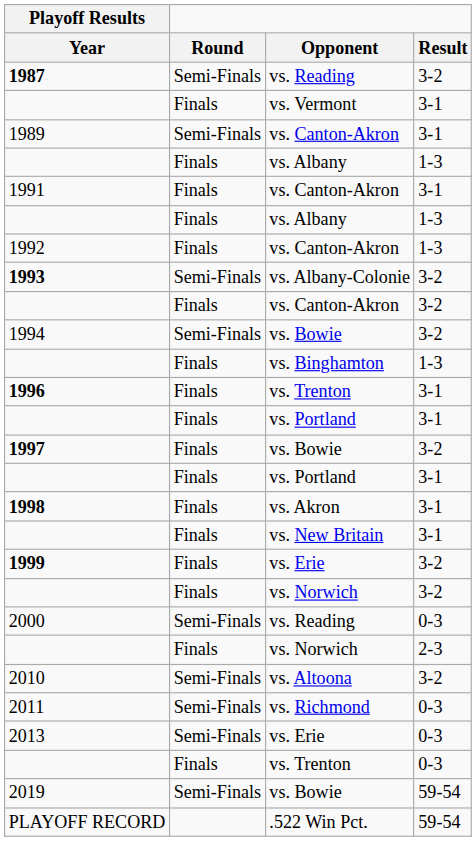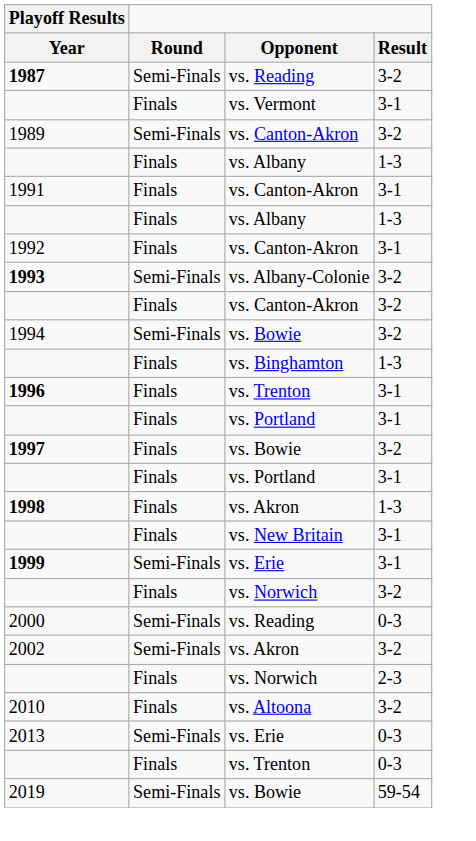(430, 133) 3-1 -> (390, 133) 3-2
(430, 248) 1-3 -> (390, 248) 3-1
(430, 506) 3-1 -> (390, 506) 1-3
(196, 563) Finals -> (177, 563) Semi-Finals
(430, 563) 3-2 -> (390, 563) 3-1
+ row: (27, 649)
(217, 678) Semi-Finals -> (155, 707) Finals
- row: (26, 707)
- row: (87, 821)
